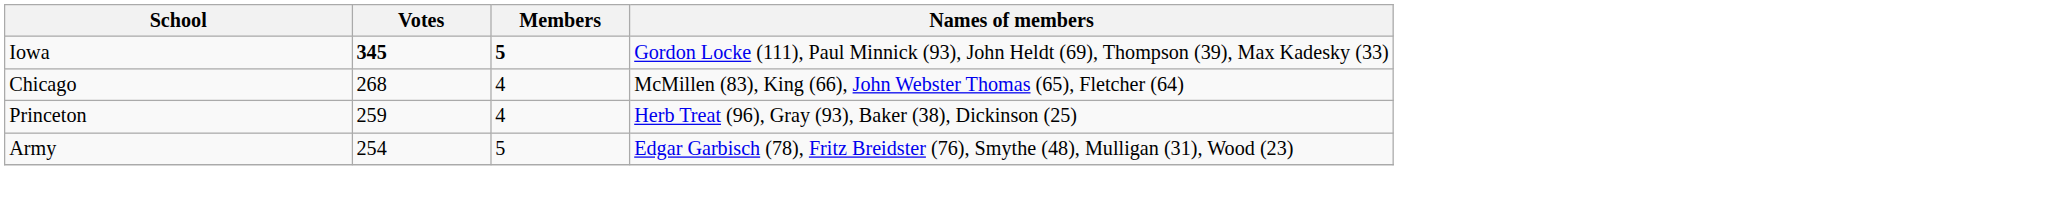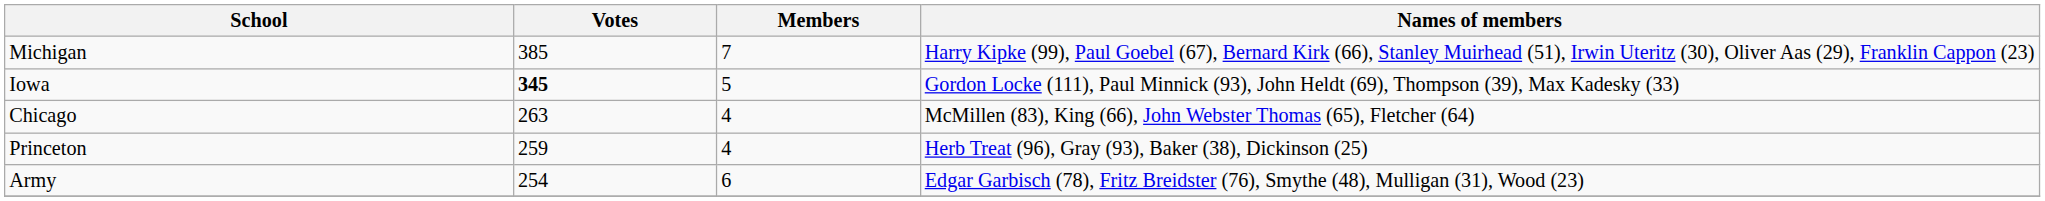+ row: (48, 52)
(500, 52) bold -> (726, 84) normal
(372, 84) 268 -> (533, 116) 263
(500, 148) 5 -> (726, 180) 6
